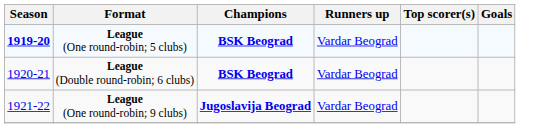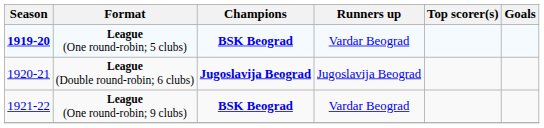(255, 73) BSK Beograd -> (255, 73) Jugoslavija Beograd
(357, 73) Vardar Beograd -> (369, 73) Jugoslavija Beograd
(255, 106) Jugoslavija Beograd -> (255, 106) BSK Beograd
